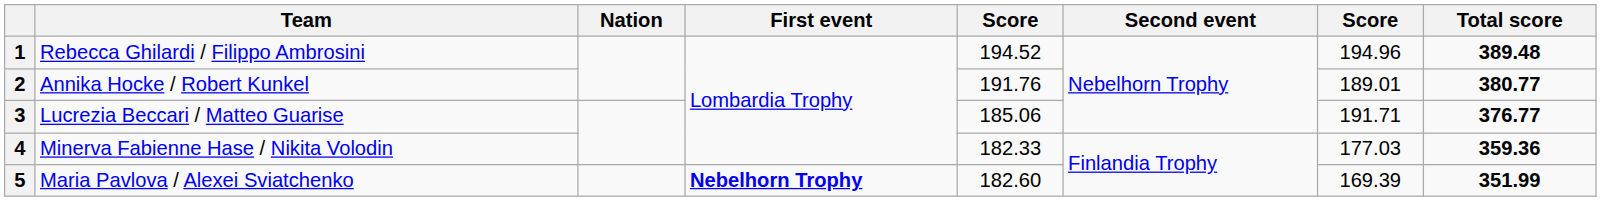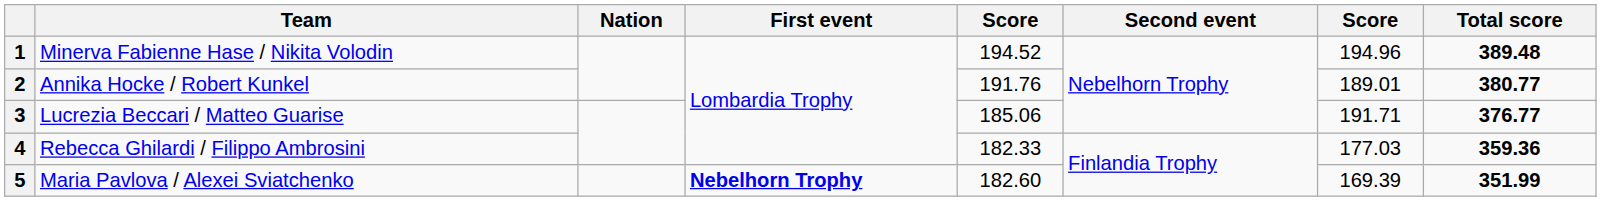(202, 52) Rebecca Ghilardi / Filippo Ambrosini -> (216, 52) Minerva Fabienne Hase / Nikita Volodin
(216, 148) Minerva Fabienne Hase / Nikita Volodin -> (202, 148) Rebecca Ghilardi / Filippo Ambrosini
